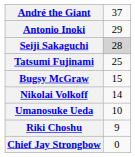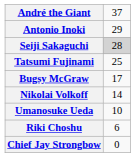(117, 78) 15 -> (117, 78) 17
(117, 128) 9 -> (117, 128) 6
